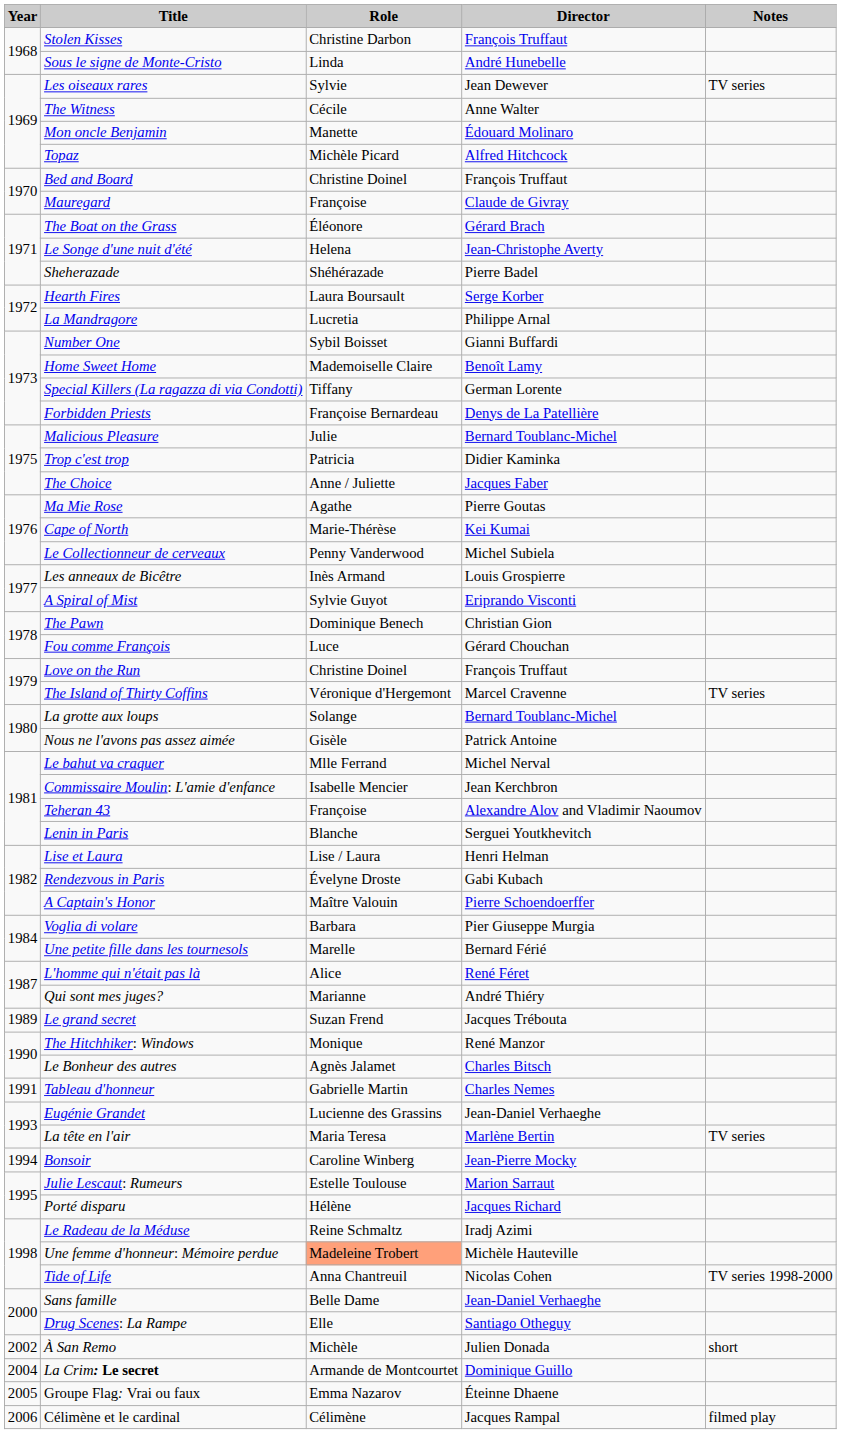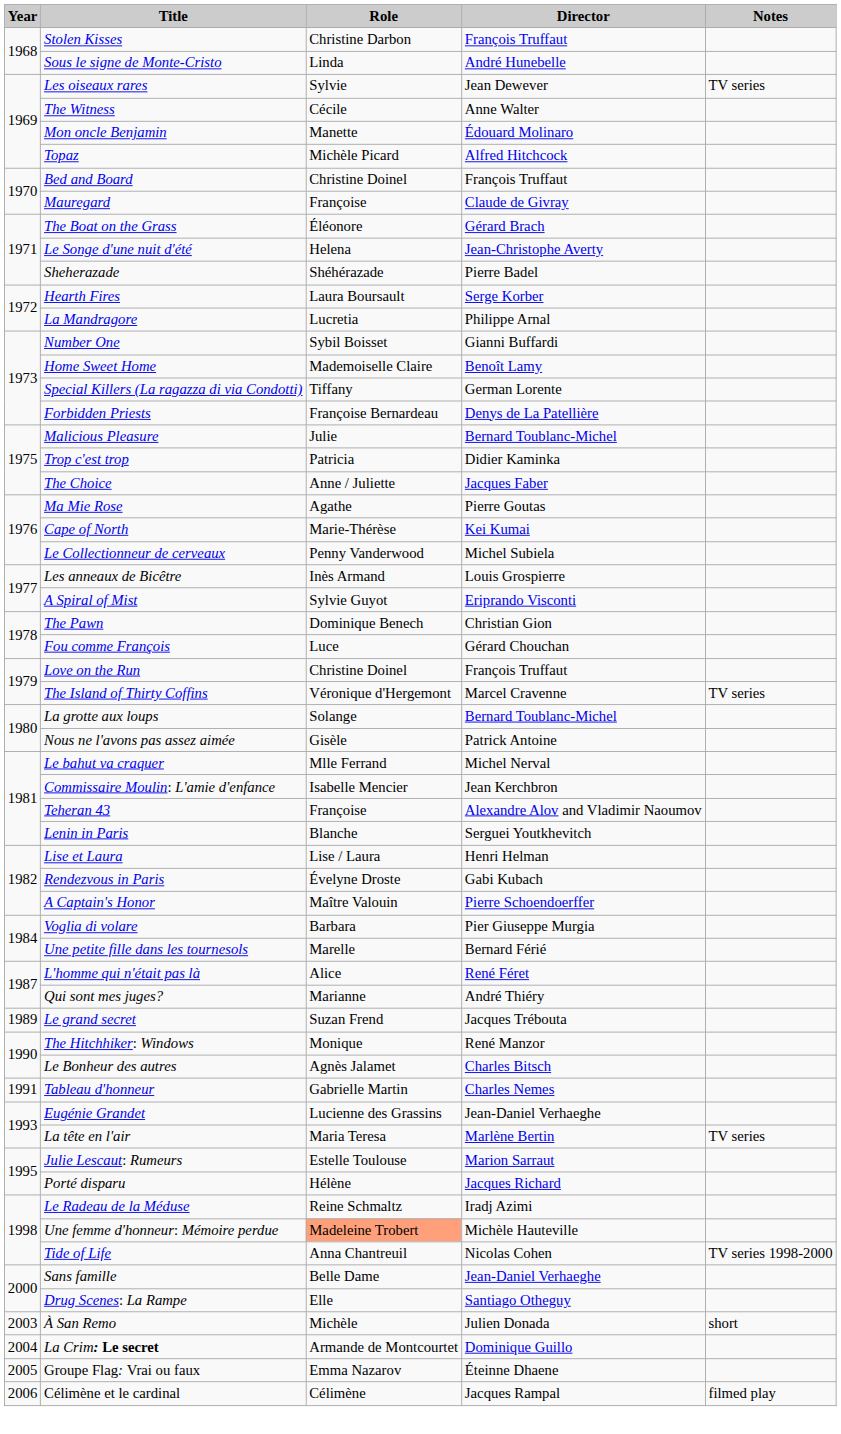- row: (67, 1160)
(23, 1346) 2002 -> (23, 1323) 2003
